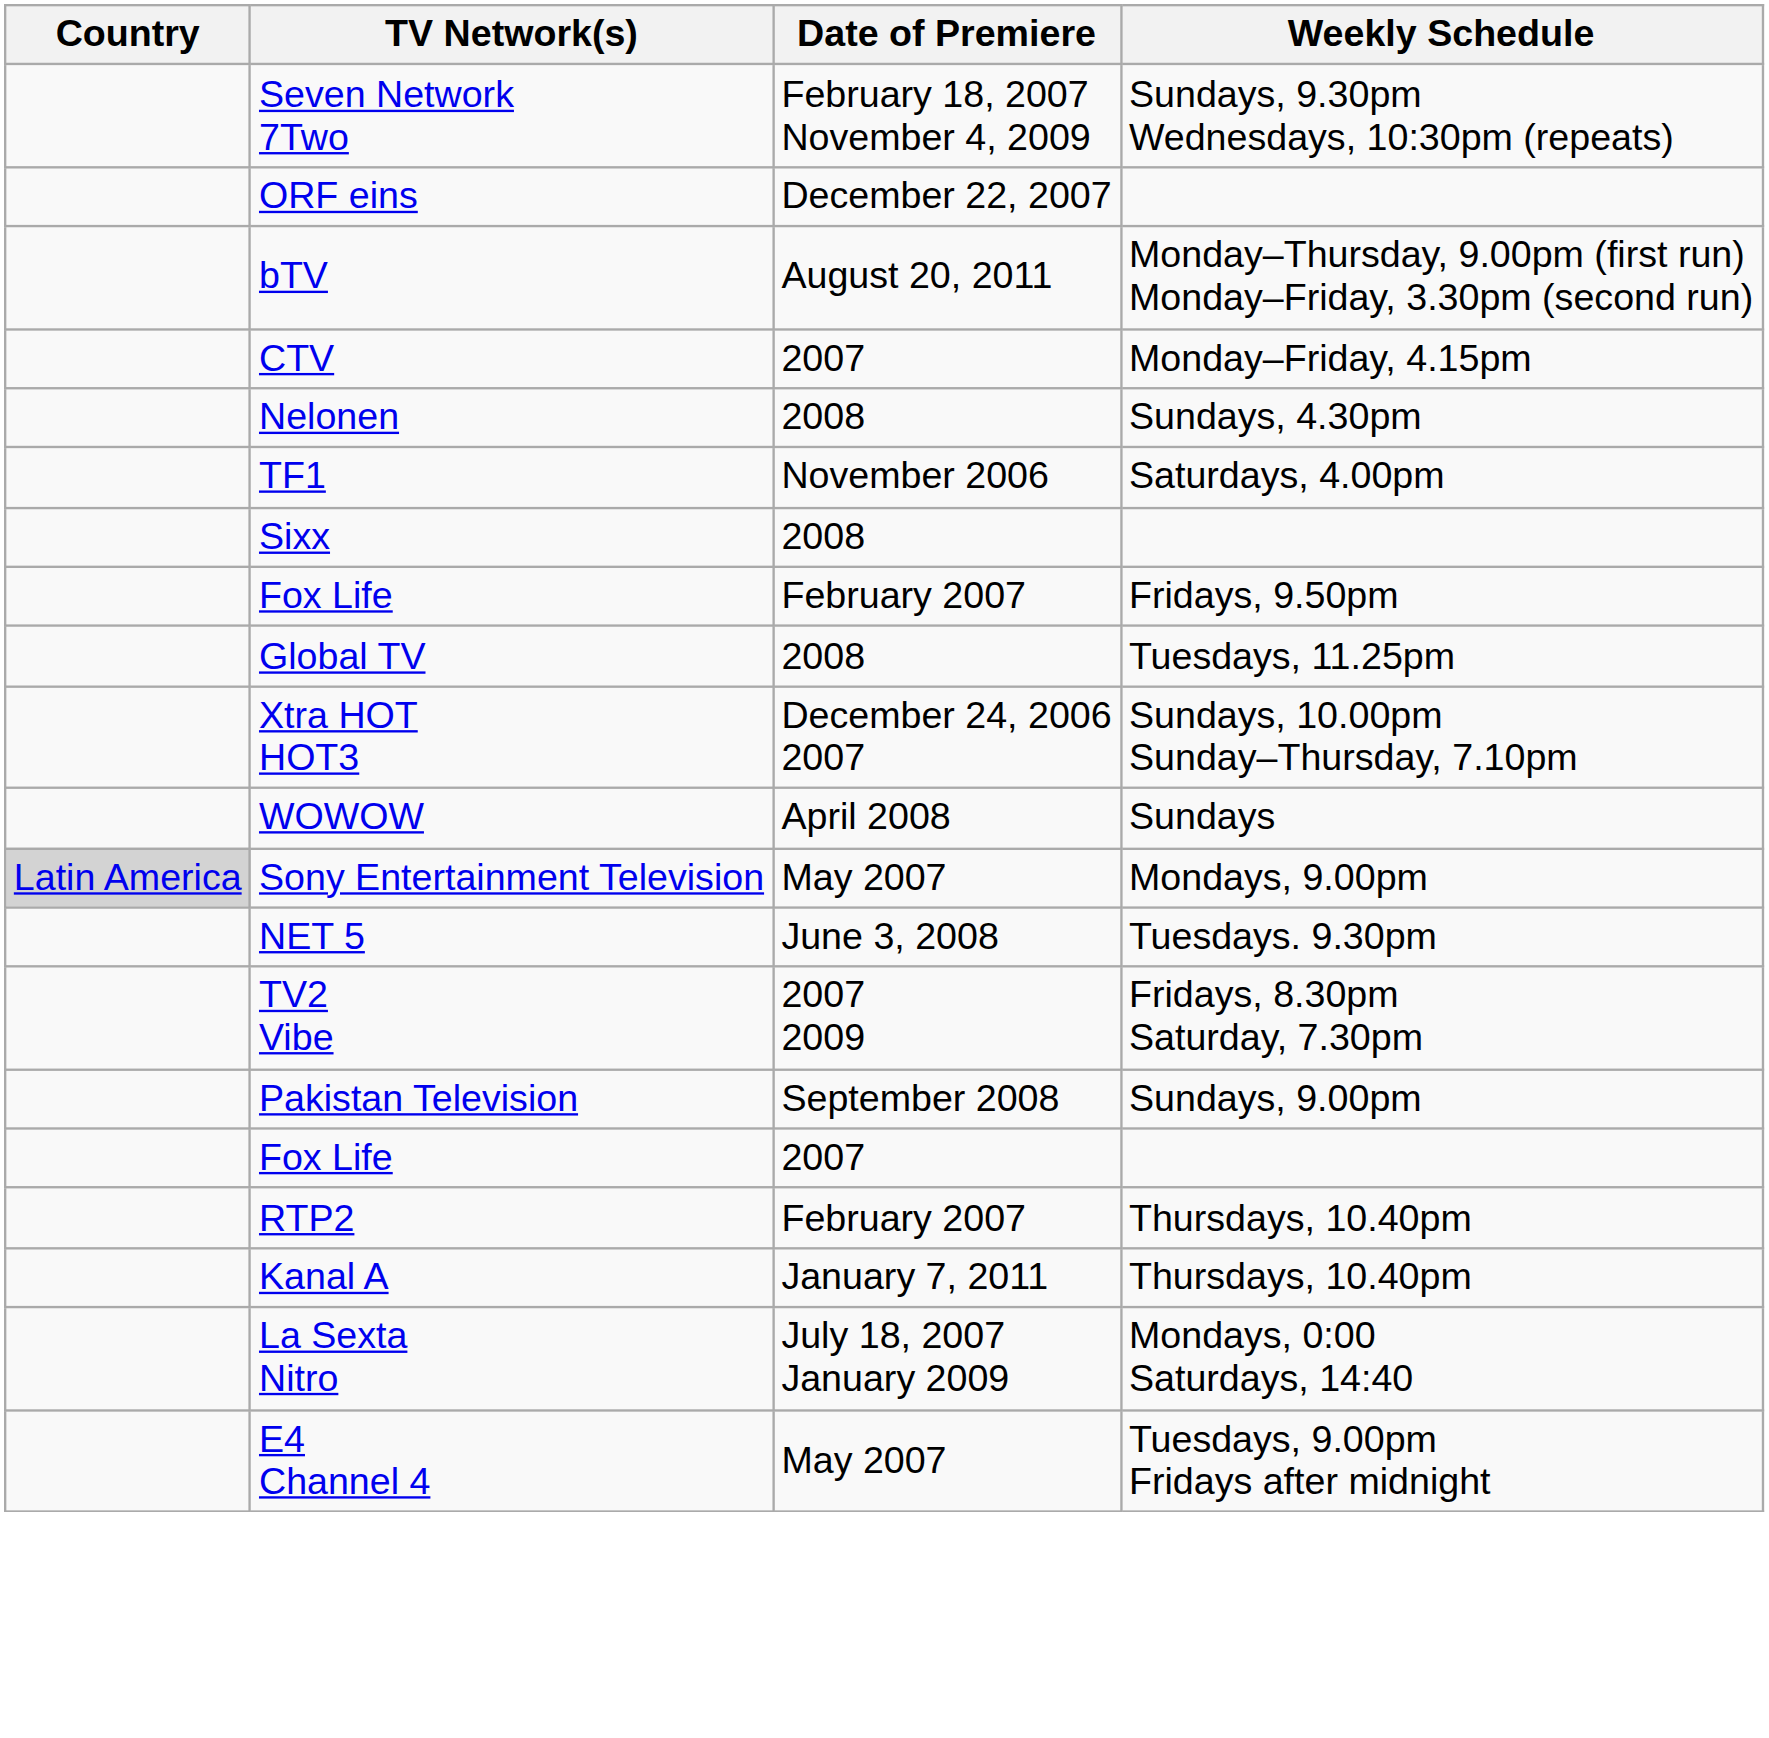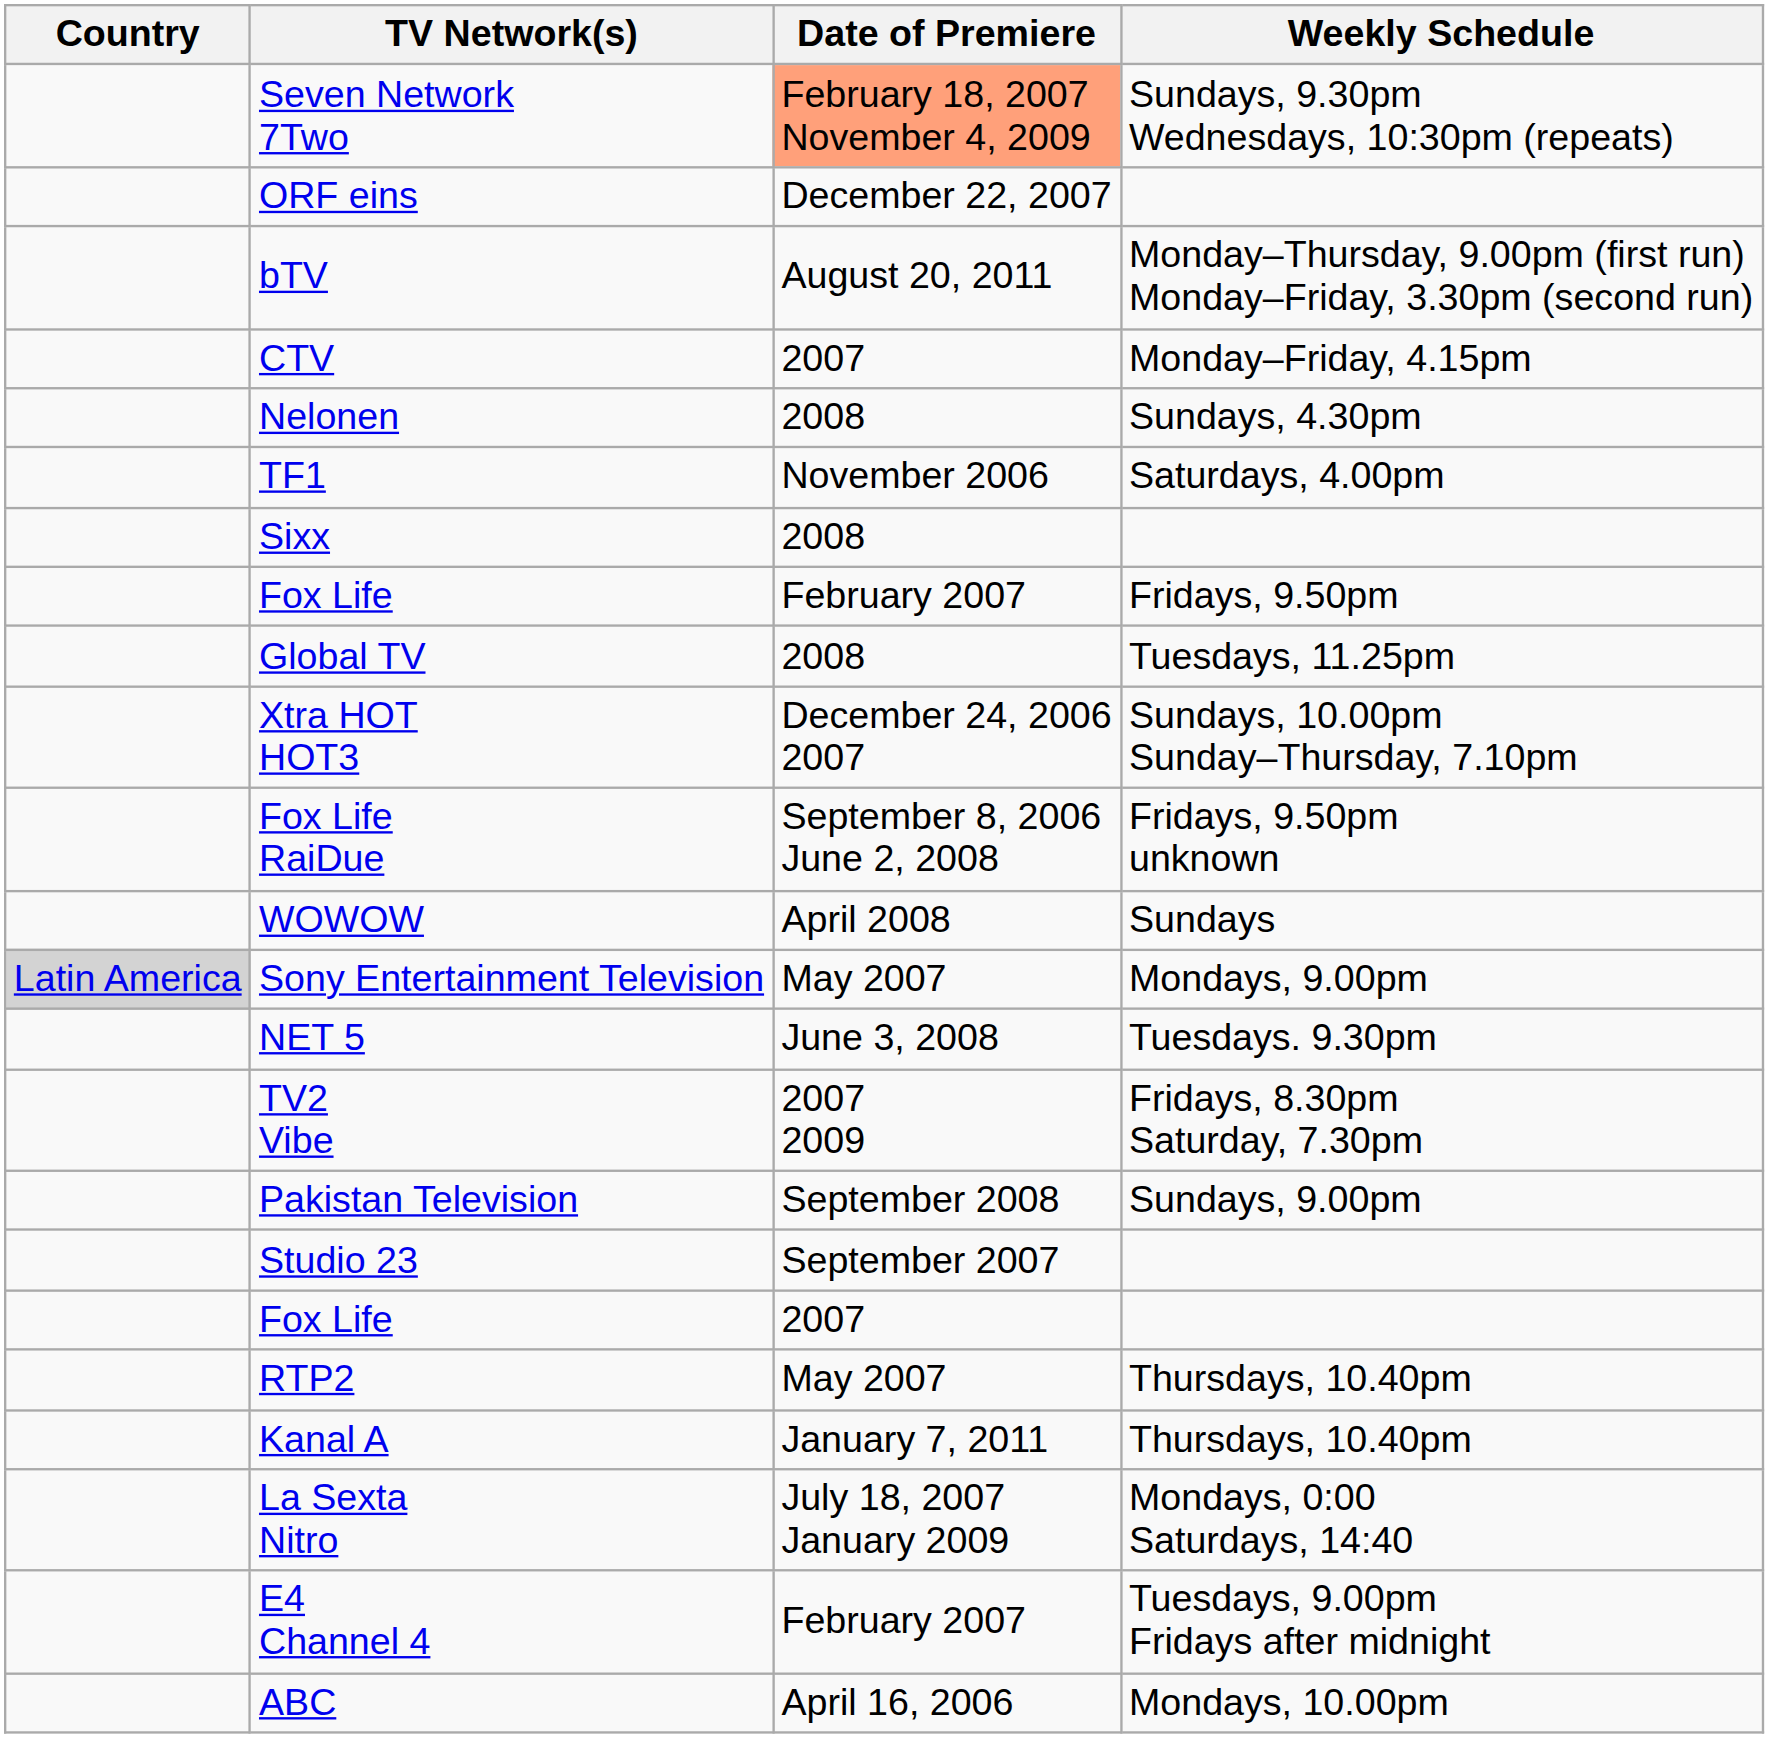(936, 115) no background -> (936, 115) lightsalmon background
+ row: (326, 838)
+ row: (338, 1259)
(904, 1217) February 2007 -> (864, 1378) May 2007
(864, 1459) May 2007 -> (904, 1621) February 2007
+ row: (298, 1701)
